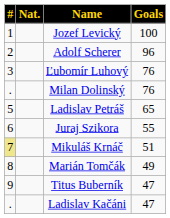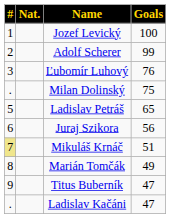(148, 52) 96 -> (148, 52) 99
(148, 90) 76 -> (148, 90) 75
(148, 128) 55 -> (148, 128) 56
